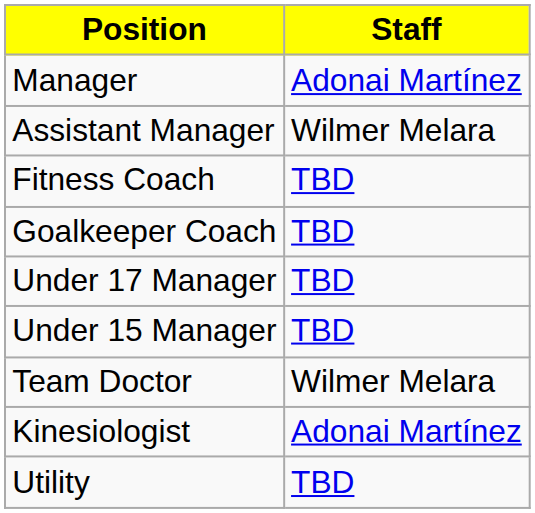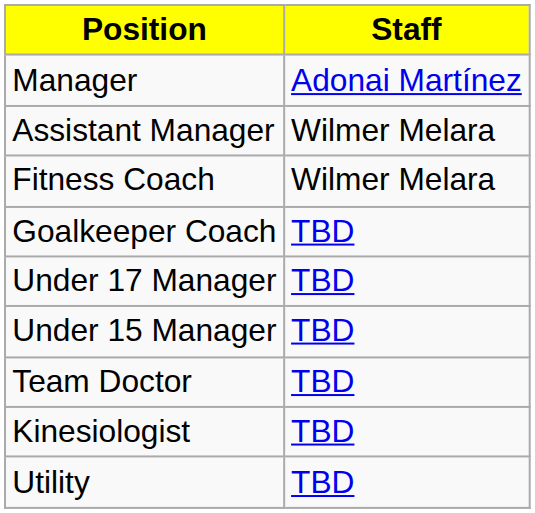(323, 180) TBD -> (393, 180) Wilmer Melara
(393, 381) Wilmer Melara -> (323, 381) TBD
(406, 431) Adonai Martínez -> (323, 431) TBD
